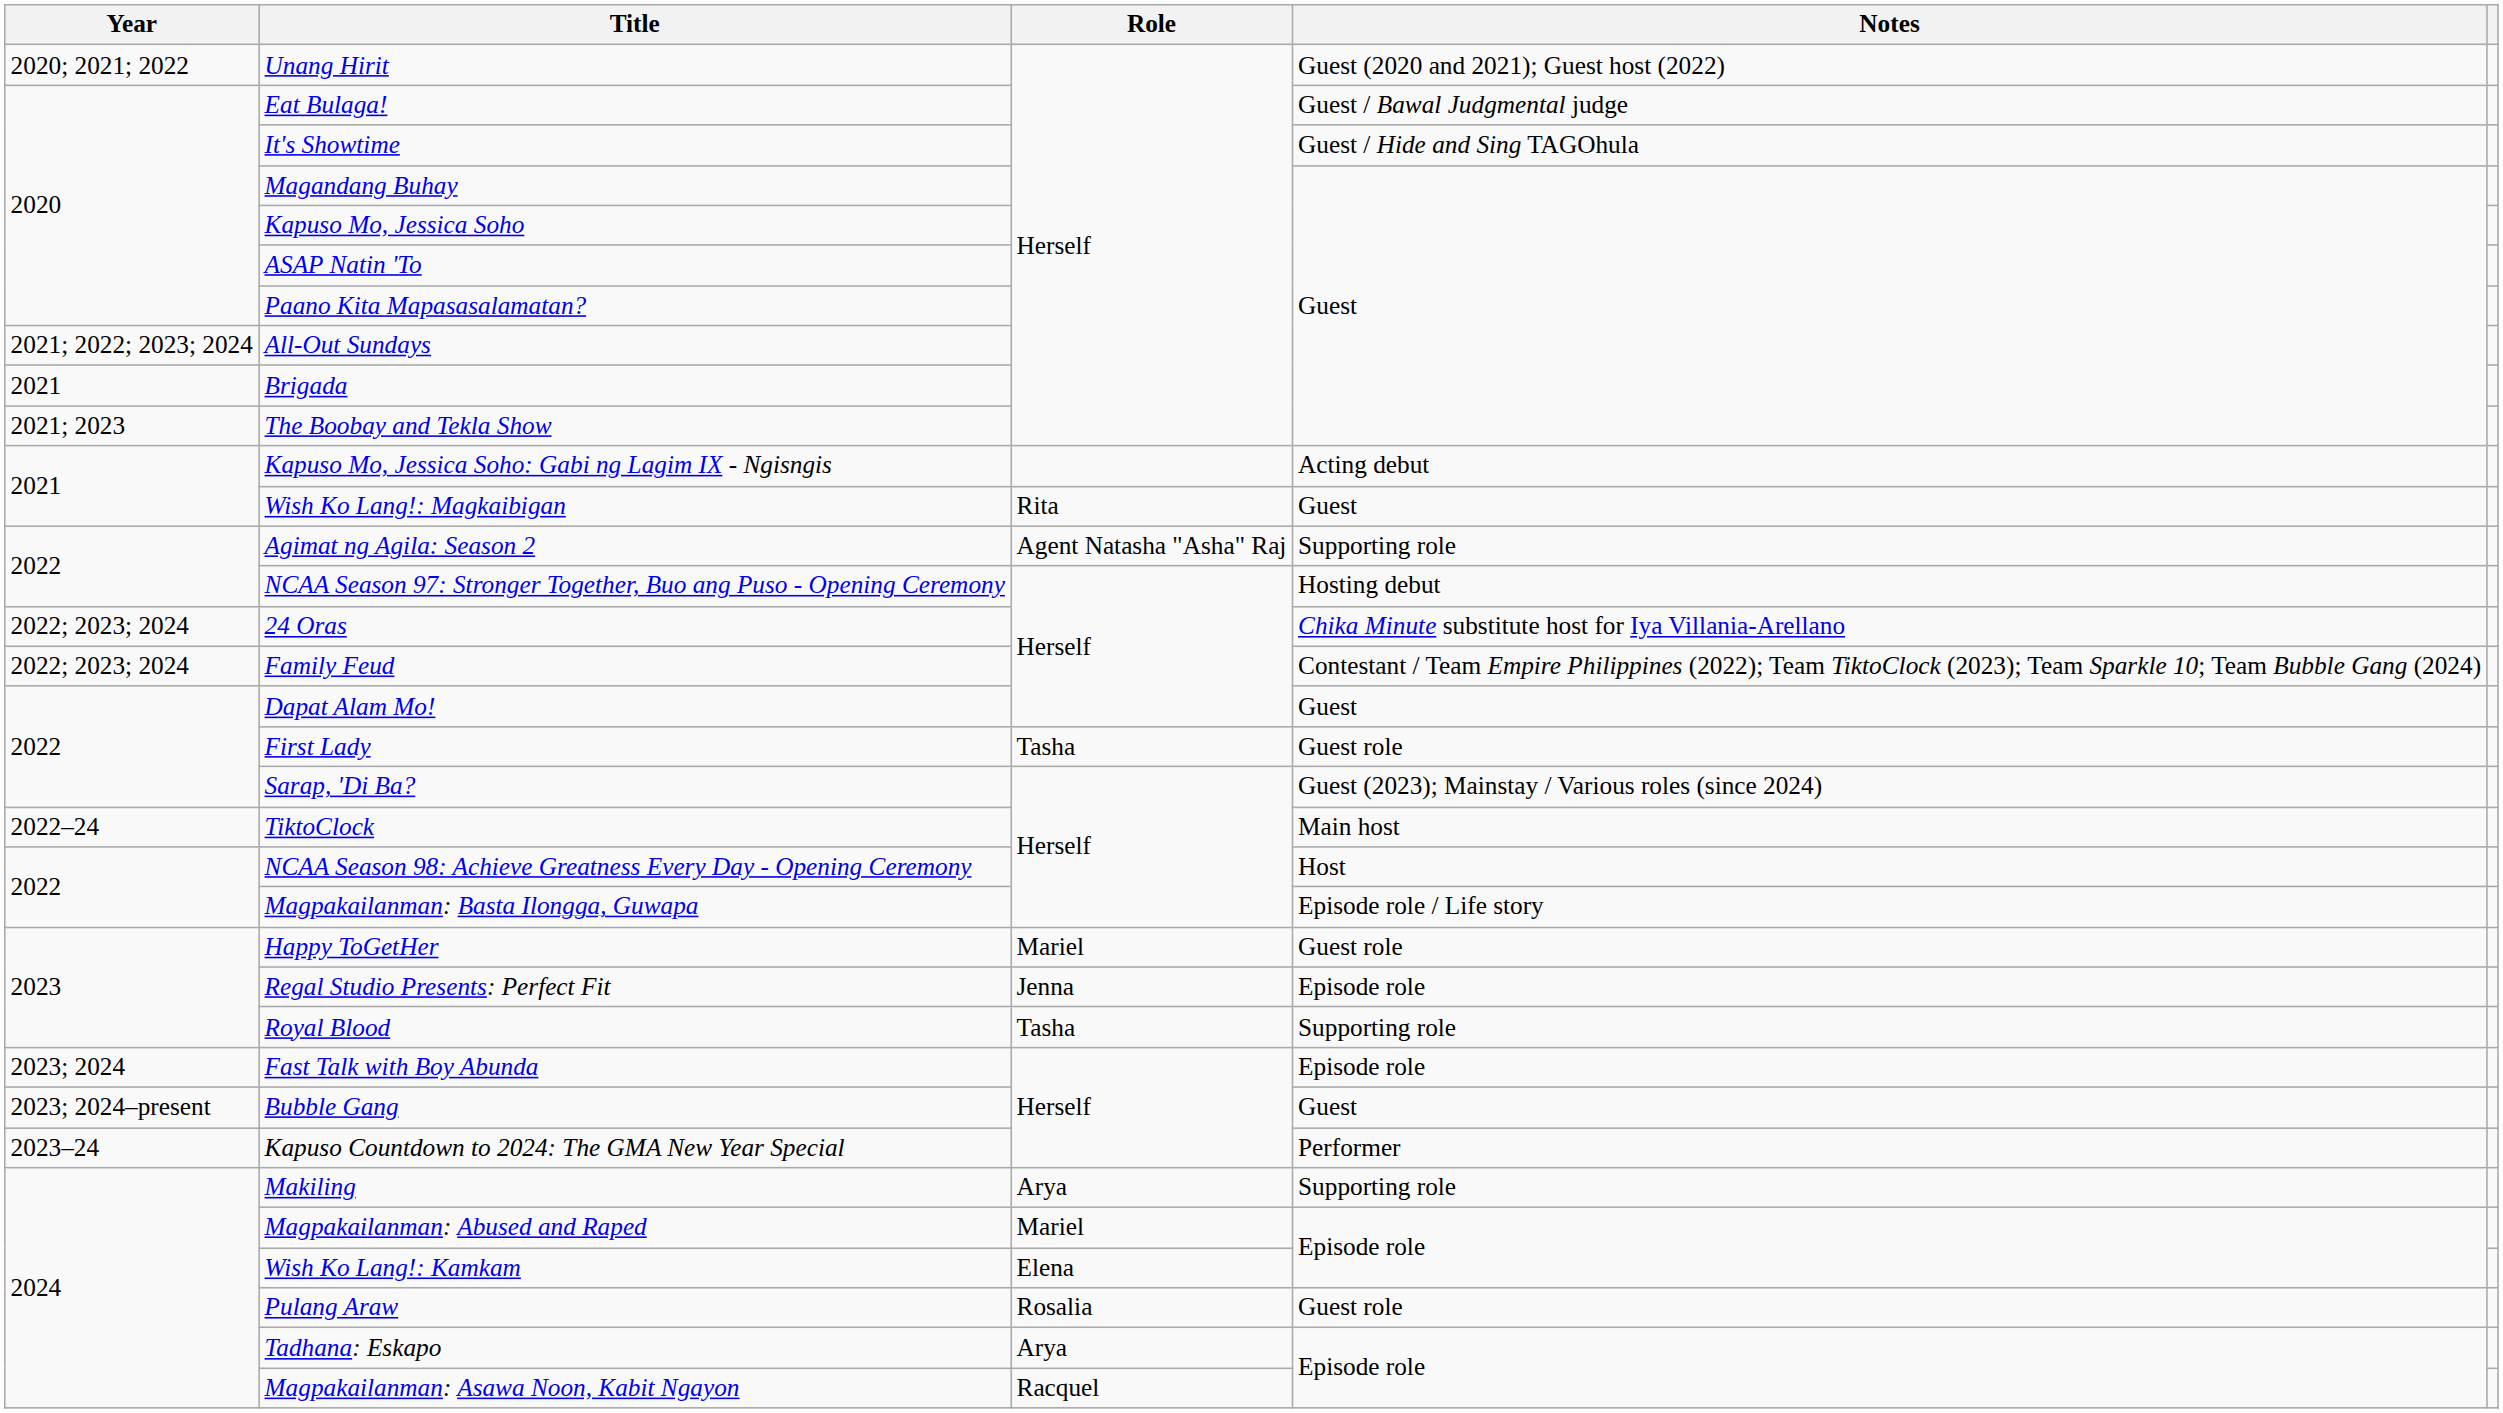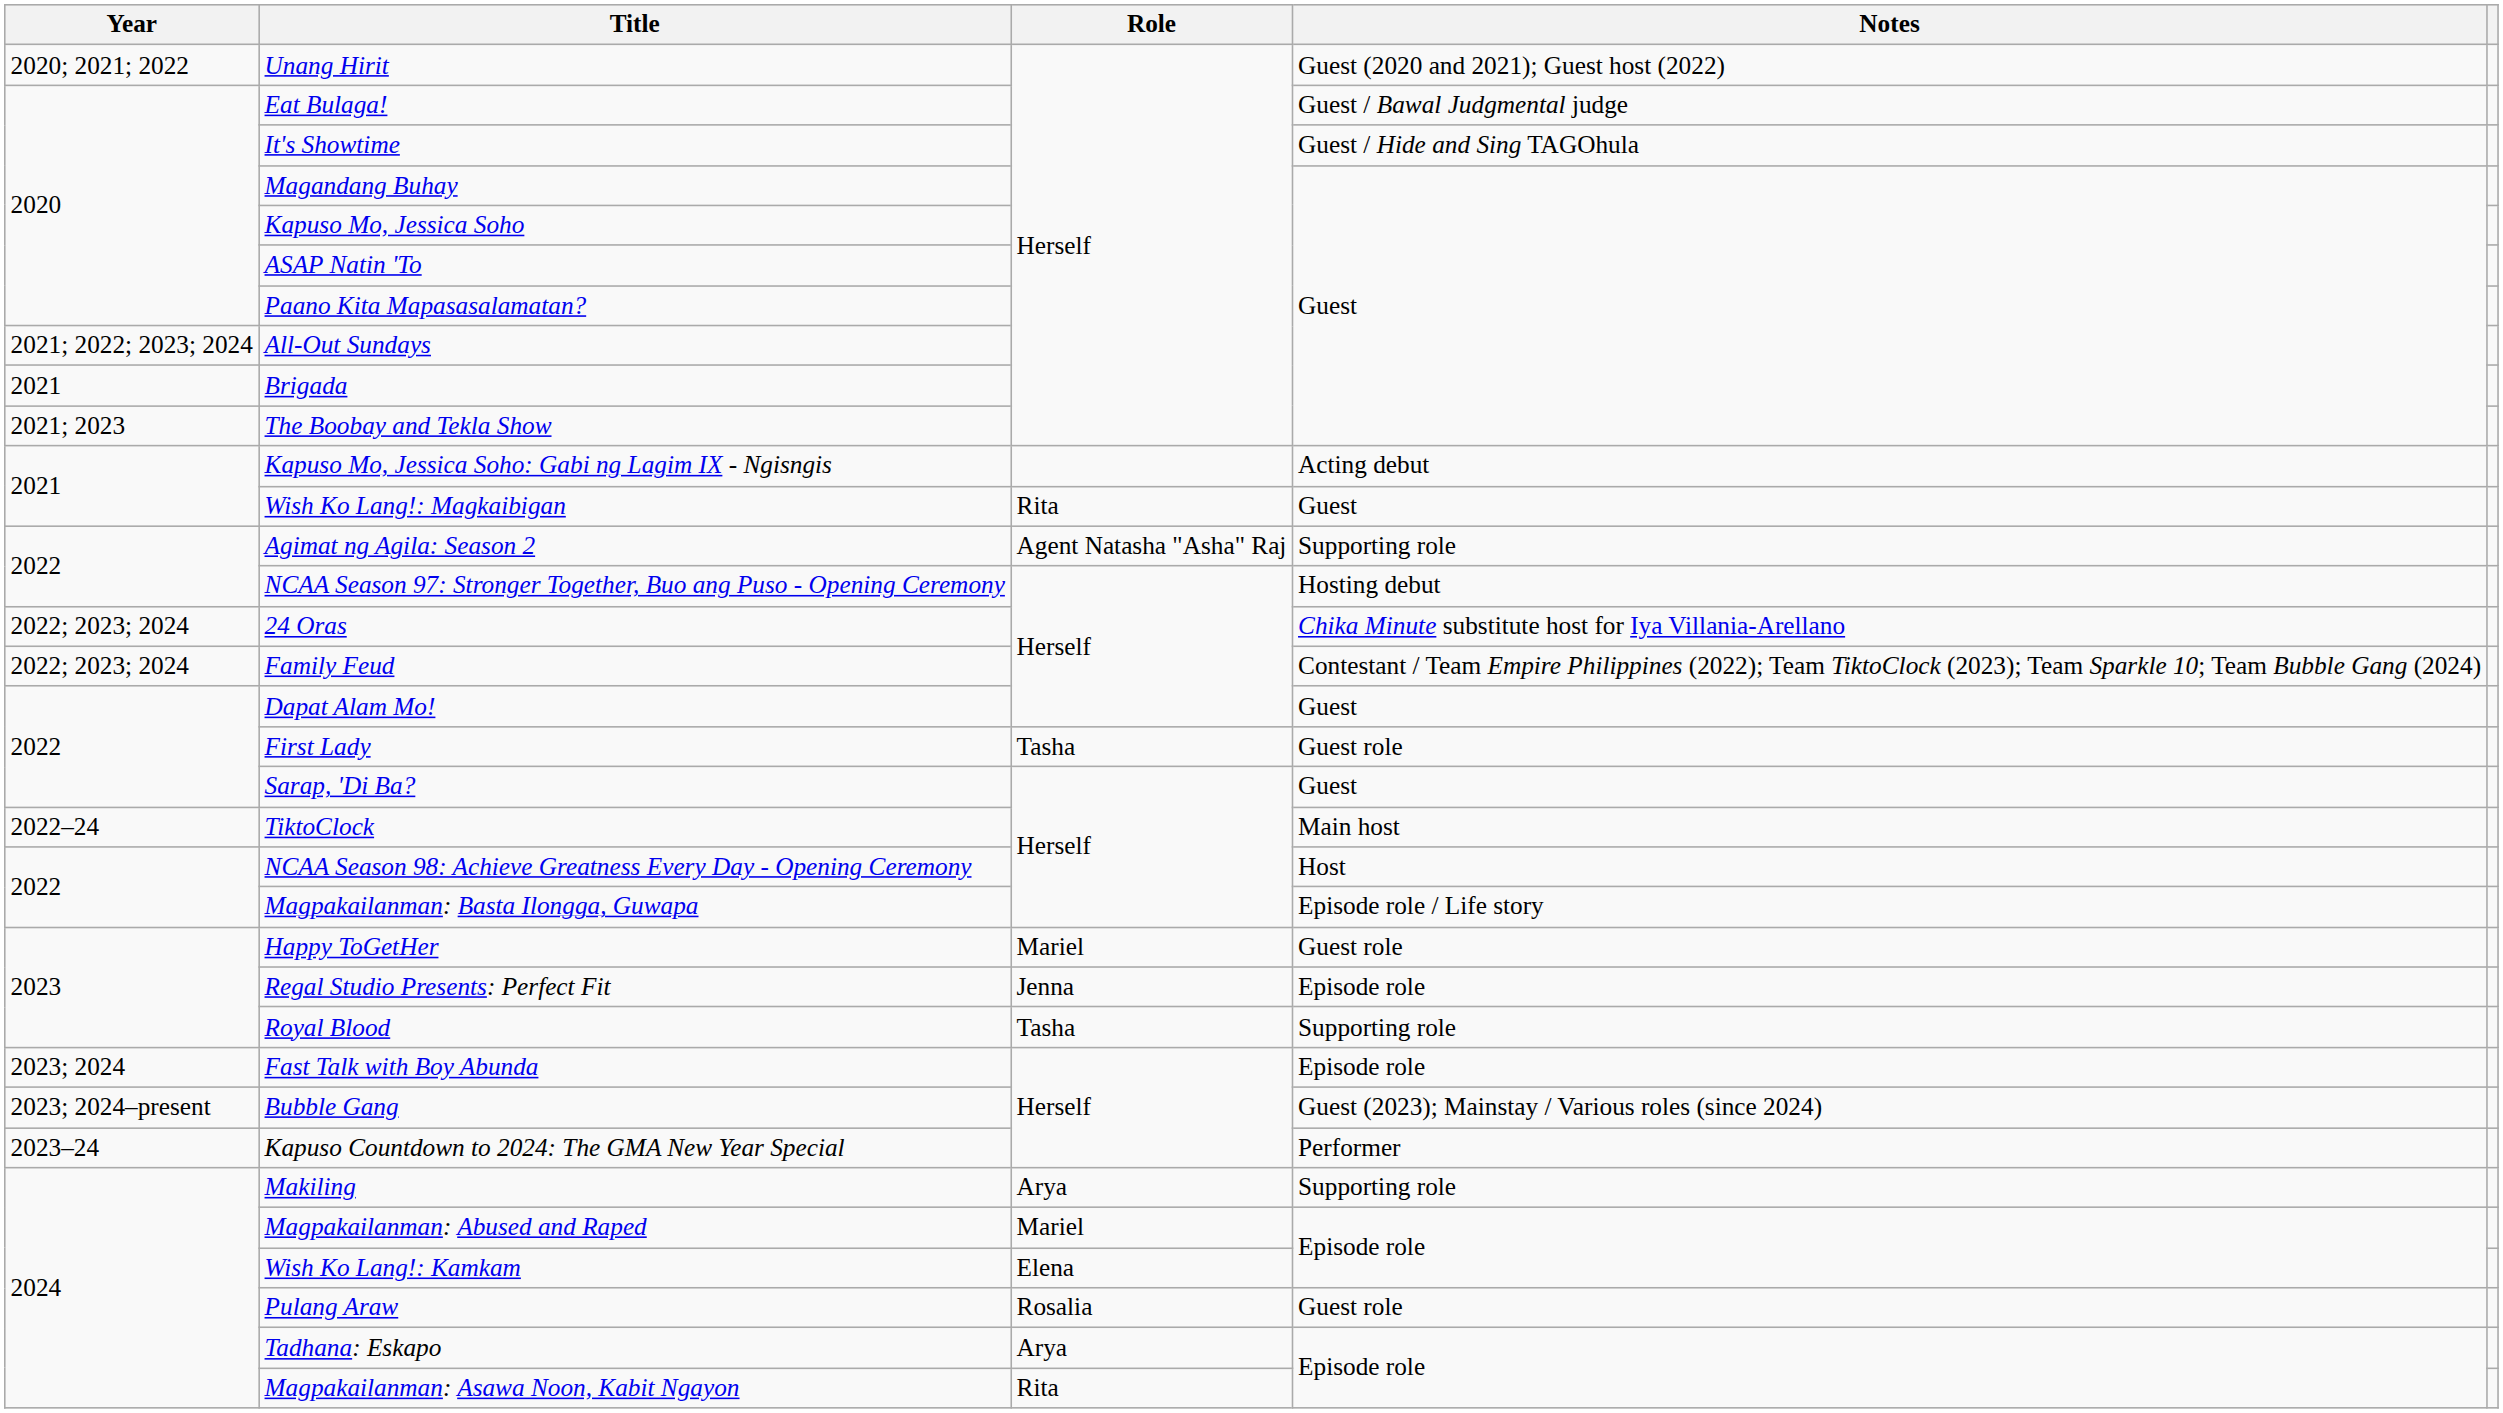(1560, 786) Guest (2023); Mainstay / Various roles (since 2024) -> (1328, 786) Guest
(1328, 1107) Guest -> (1560, 1107) Guest (2023); Mainstay / Various roles (since 2024)
(1058, 1387) Racquel -> (1038, 1387) Rita
